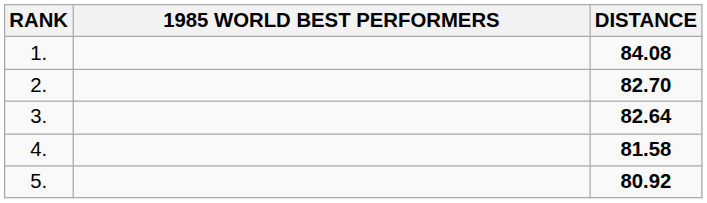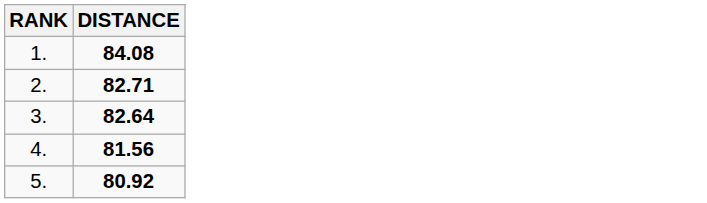- column: (331, 20)
(646, 85) 82.70 -> (129, 85) 82.71
(646, 149) 81.58 -> (129, 149) 81.56
